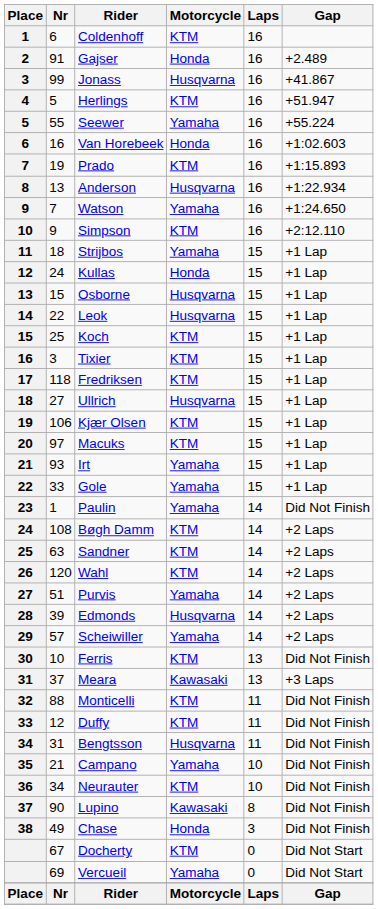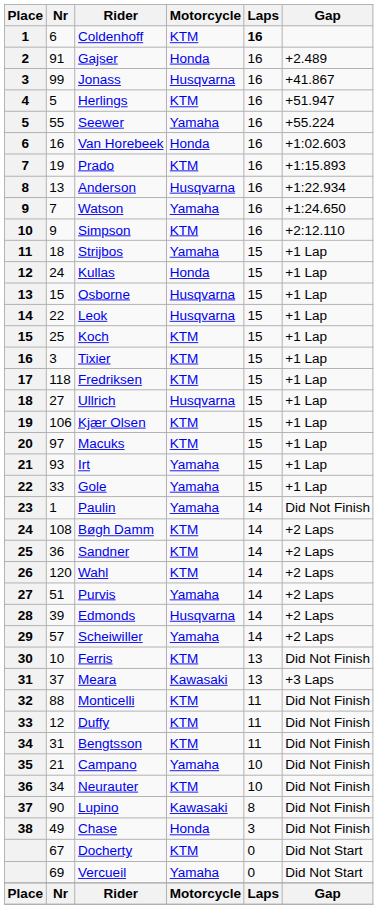(255, 37) normal -> (255, 37) bold
(57, 551) 63 -> (57, 551) 36
(202, 743) Husqvarna -> (184, 743) KTM
